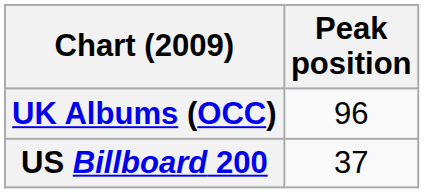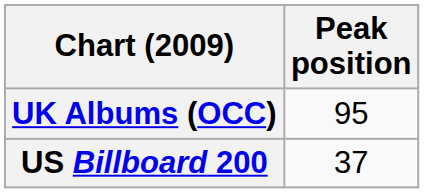(351, 113) 96 -> (351, 113) 95
